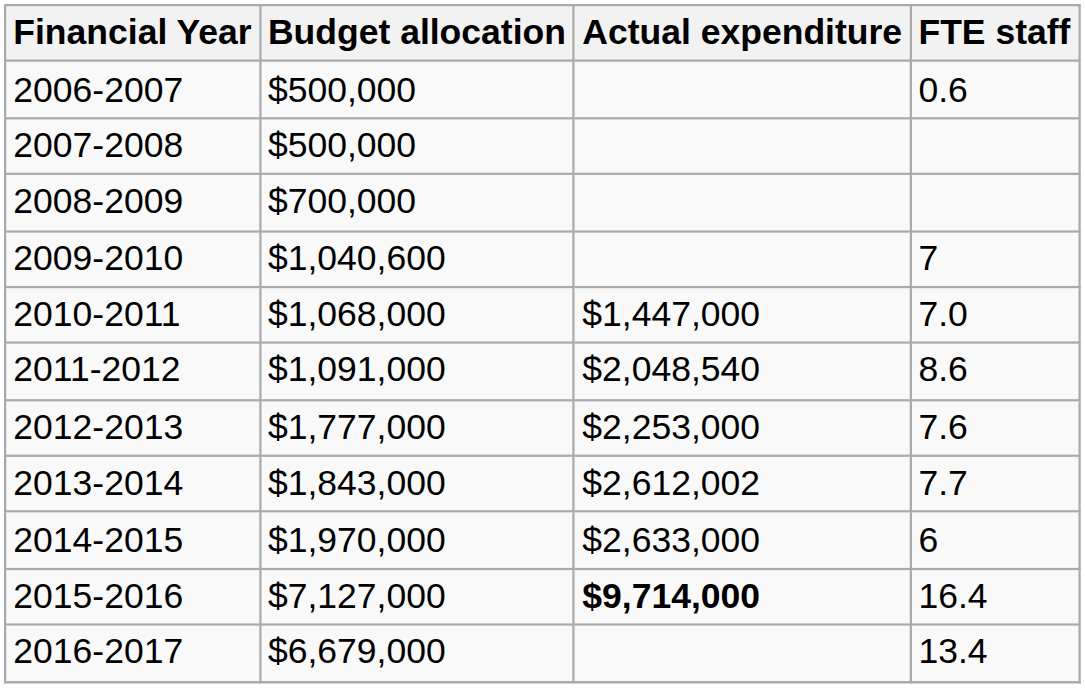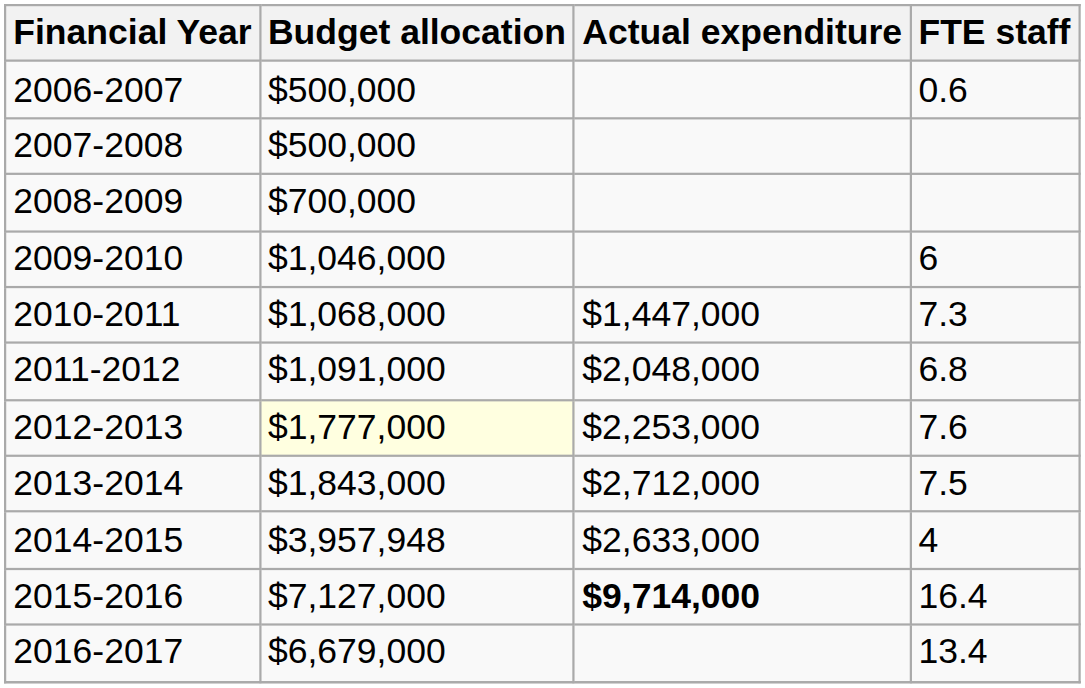(357, 257) $1,040,600 -> (357, 257) $1,046,000
(928, 257) 7 -> (928, 257) 6
(943, 314) 7.0 -> (943, 314) 7.3
(671, 370) $2,048,540 -> (671, 370) $2,048,000
(943, 370) 8.6 -> (943, 370) 6.8
(357, 426) no background -> (357, 426) lightyellow background
(671, 483) $2,612,002 -> (671, 483) $2,712,000
(943, 483) 7.7 -> (943, 483) 7.5
(357, 539) $1,970,000 -> (357, 539) $3,957,948
(928, 539) 6 -> (928, 539) 4
